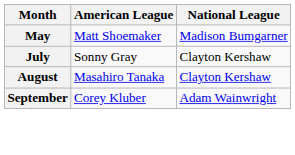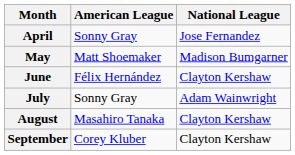+ row: (38, 35)
+ row: (38, 77)
(225, 56) Clayton Kershaw -> (228, 98) Adam Wainwright
(228, 98) Adam Wainwright -> (225, 139) Clayton Kershaw
